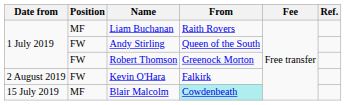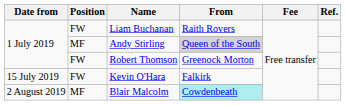(77, 28) MF -> (78, 28) FW
(78, 44) FW -> (77, 44) MF
(221, 44) no background -> (221, 44) lightgrey background
(36, 76) 2 August 2019 -> (33, 76) 15 July 2019
(33, 92) 15 July 2019 -> (36, 92) 2 August 2019
